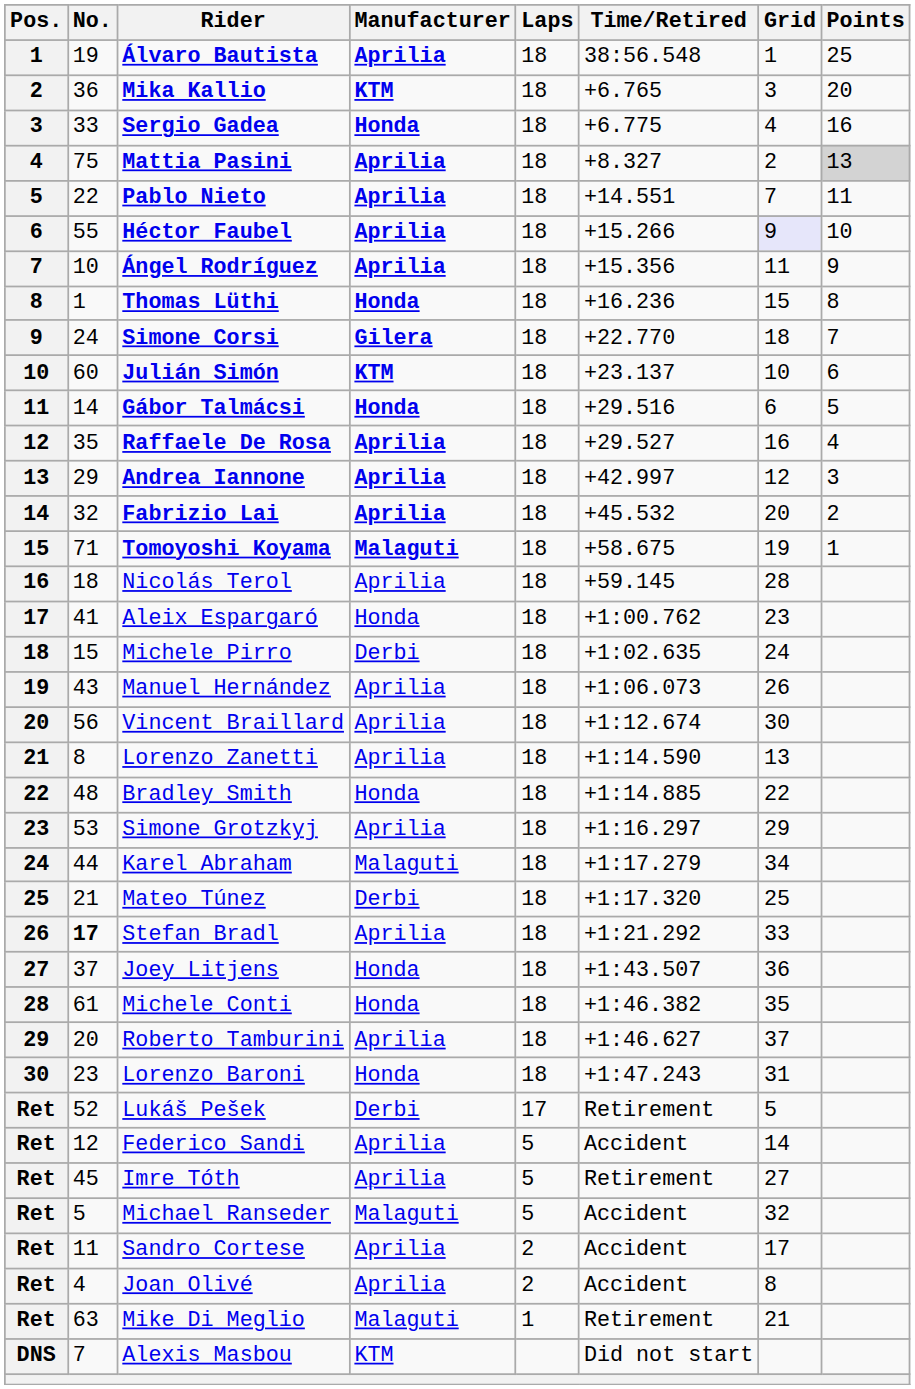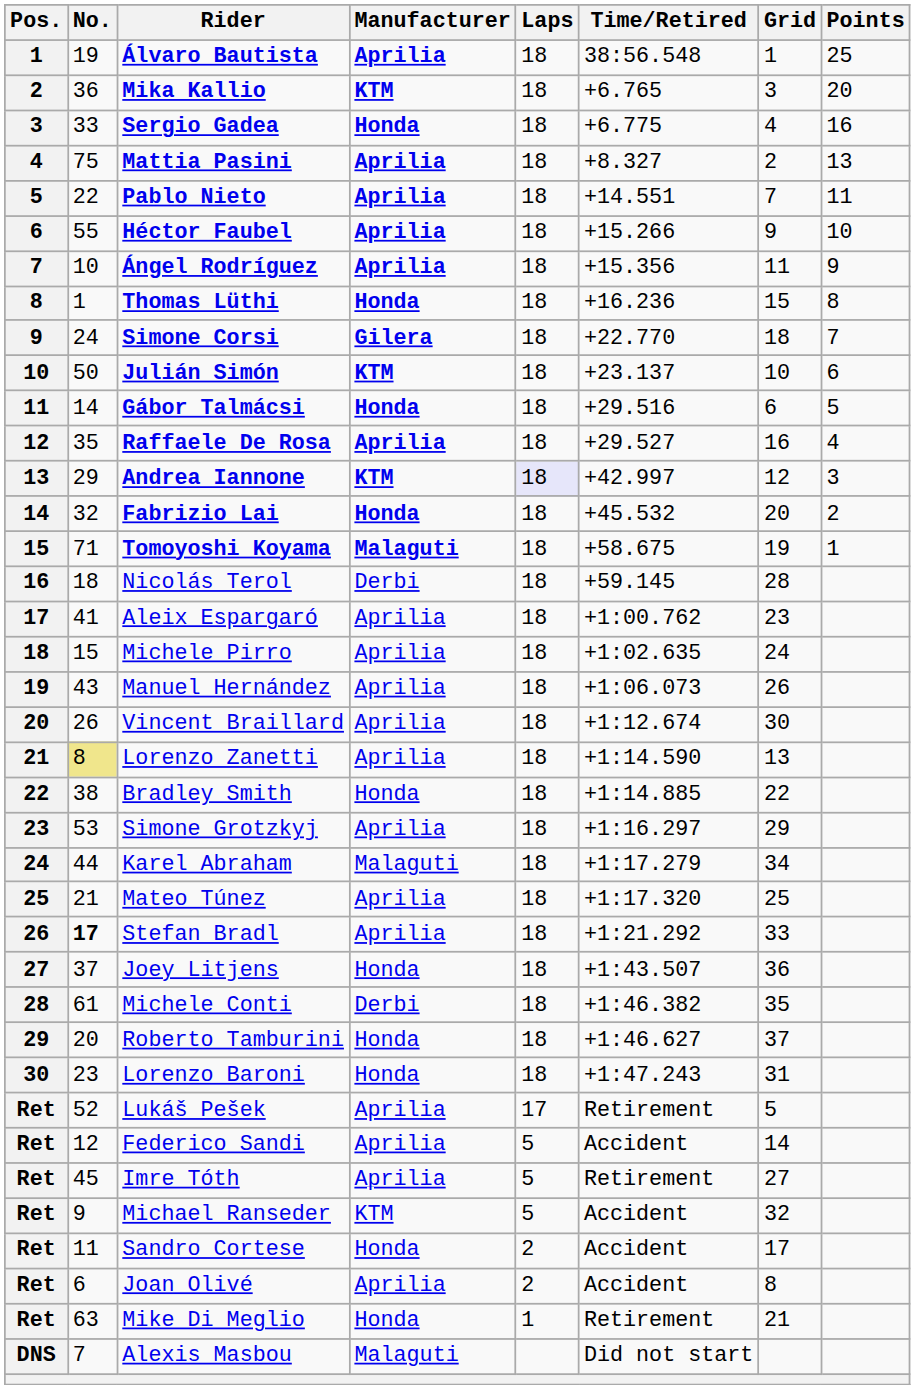(840, 163) lightgrey background -> (840, 163) no background
(770, 233) lavender background -> (770, 233) no background
(86, 374) 60 -> (86, 374) 50
(400, 479) Aprilia -> (374, 479) KTM
(534, 479) no background -> (534, 479) lavender background
(400, 514) Aprilia -> (387, 514) Honda
(400, 584) Aprilia -> (387, 584) Derbi
(387, 619) Honda -> (400, 619) Aprilia
(387, 654) Derbi -> (400, 654) Aprilia
(86, 725) 56 -> (86, 725) 26
(79, 760) no background -> (79, 760) khaki background
(86, 795) 48 -> (86, 795) 38
(387, 900) Derbi -> (400, 900) Aprilia
(387, 1005) Honda -> (387, 1005) Derbi
(400, 1040) Aprilia -> (387, 1040) Honda
(387, 1111) Derbi -> (400, 1111) Aprilia
(79, 1216) 5 -> (79, 1216) 9
(407, 1216) Malaguti -> (374, 1216) KTM
(400, 1251) Aprilia -> (387, 1251) Honda
(79, 1286) 4 -> (79, 1286) 6
(407, 1321) Malaguti -> (387, 1321) Honda
(374, 1356) KTM -> (407, 1356) Malaguti
